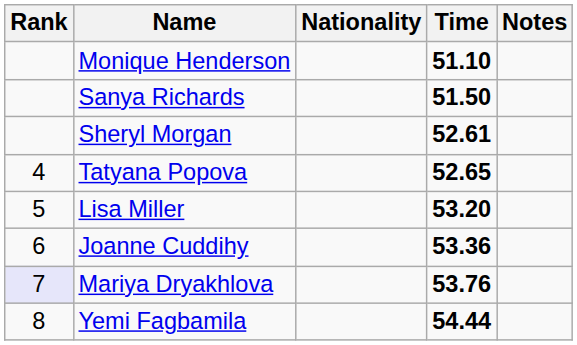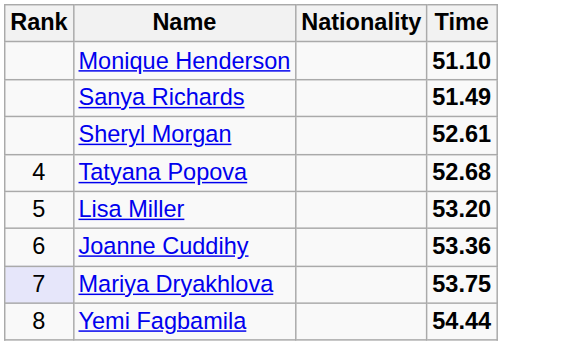- column: (535, 23)
(462, 97) 51.50 -> (462, 97) 51.49
(462, 172) 52.65 -> (462, 172) 52.68
(462, 284) 53.76 -> (462, 284) 53.75
